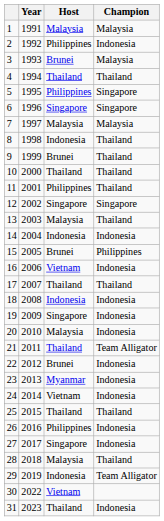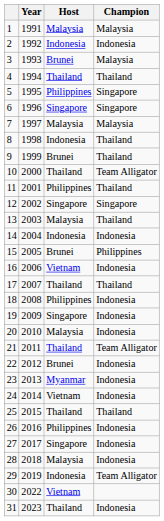(69, 44) Philippines -> (66, 44) Indonesia
(114, 172) Thailand -> (126, 172) Team Alligator
(66, 300) Indonesia -> (69, 300) Philippines
(114, 460) Thailand -> (116, 460) Indonesia
